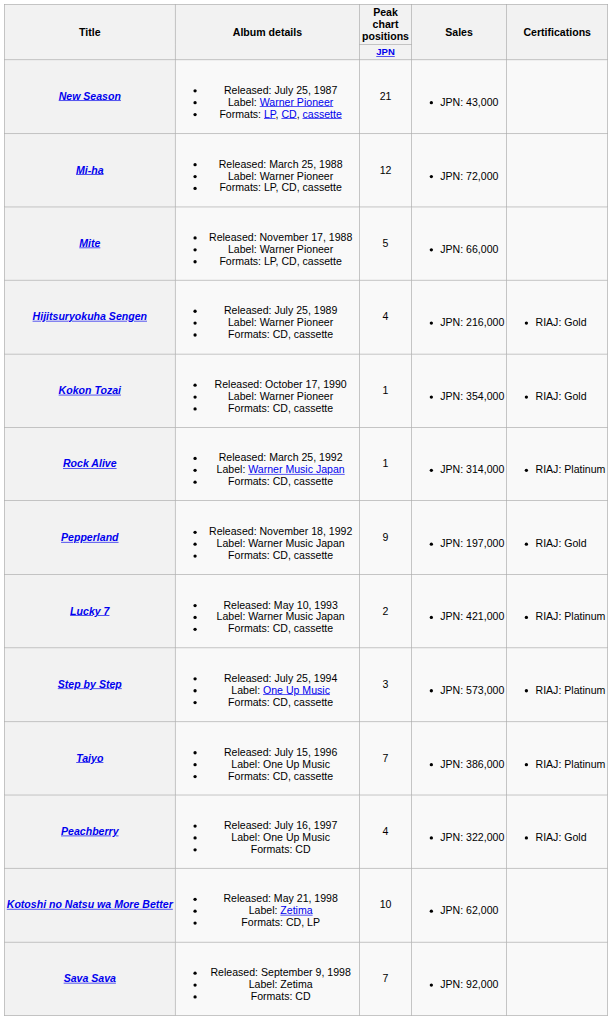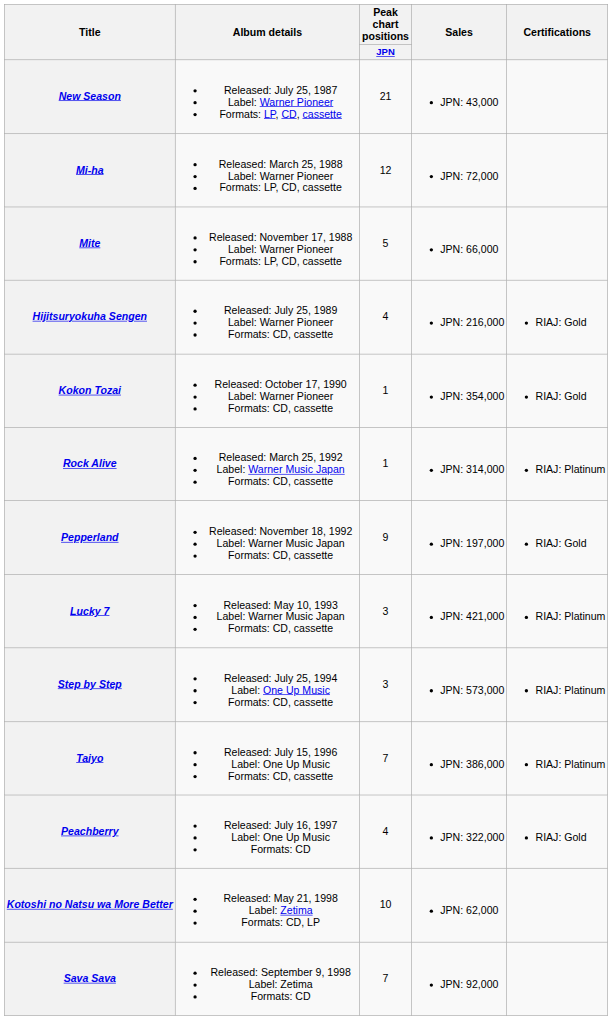(386, 611) 2 -> (386, 611) 3
